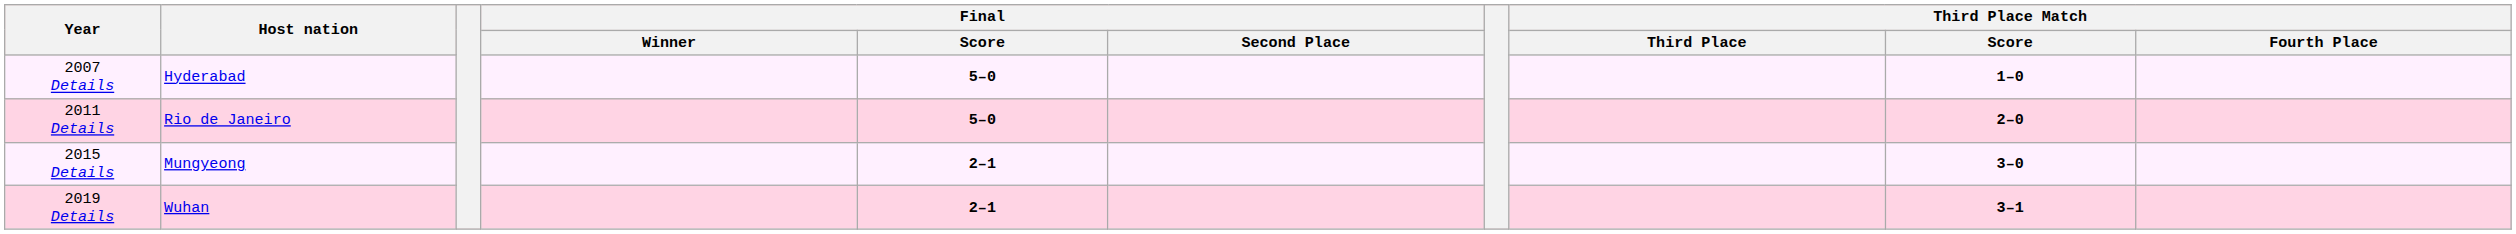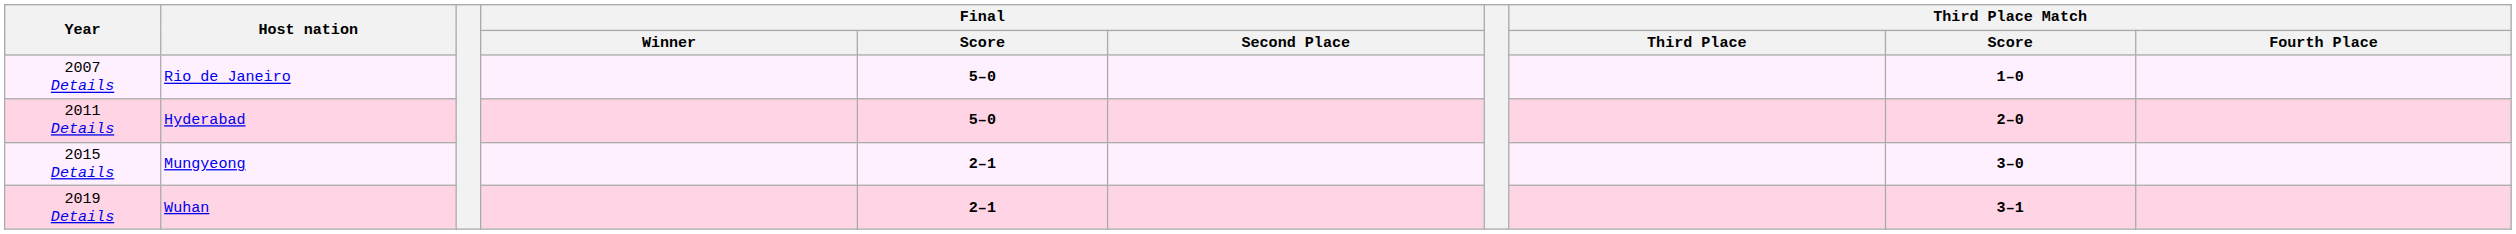(205, 77) Hyderabad -> (227, 77) Rio de Janeiro
(227, 120) Rio de Janeiro -> (205, 120) Hyderabad
